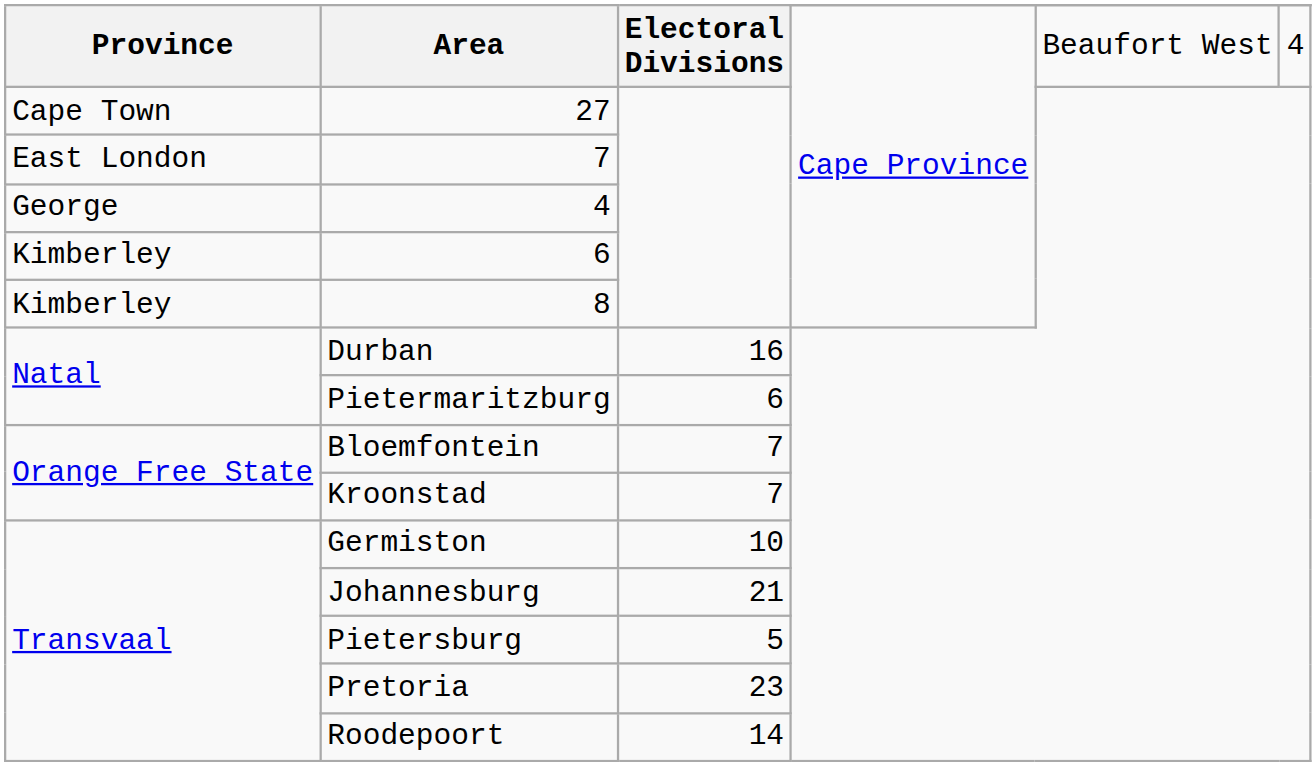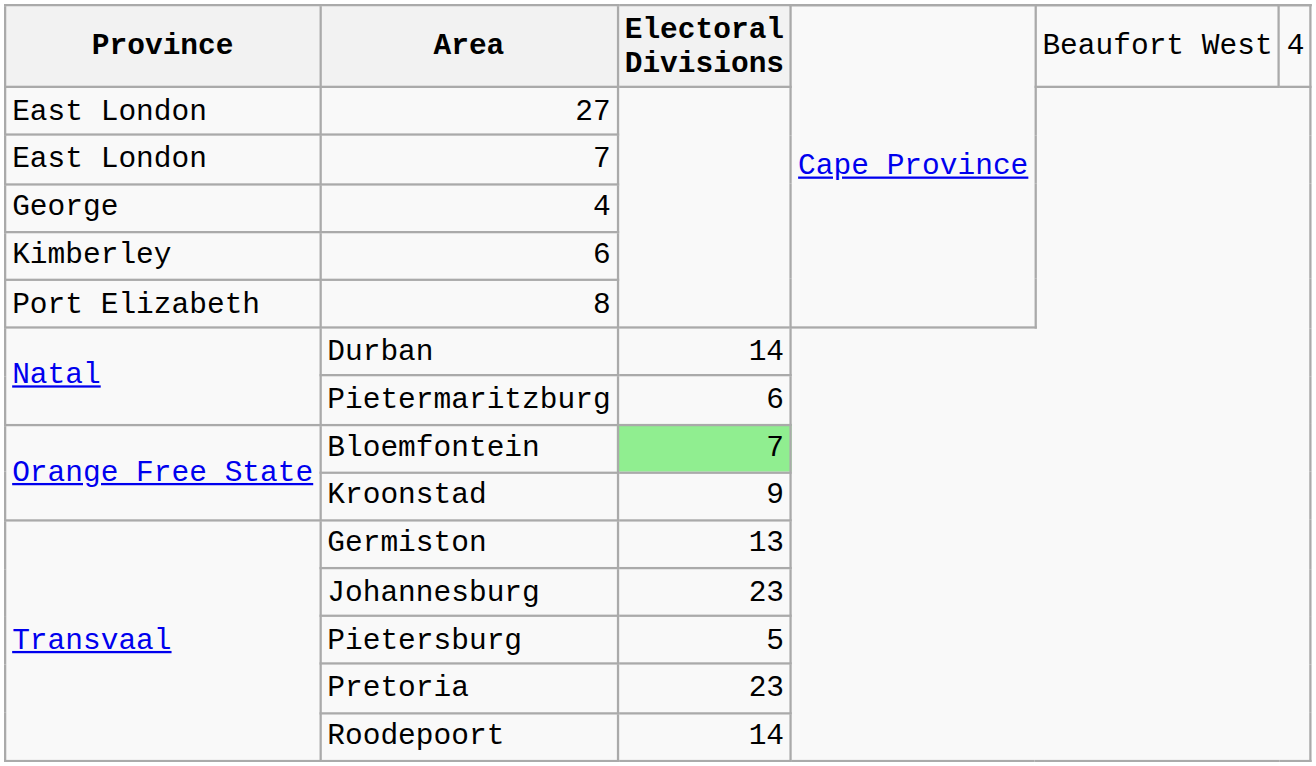(92, 111) Cape Town -> (110, 111) East London
(92, 304) Kimberley -> (136, 304) Port Elizabeth
(766, 352) 16 -> (766, 352) 14
(775, 448) no background -> (775, 448) lightgreen background
(775, 496) 7 -> (775, 496) 9
(766, 544) 10 -> (766, 544) 13
(766, 592) 21 -> (766, 592) 23
